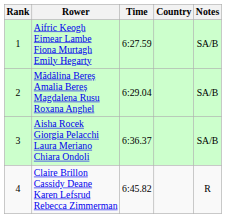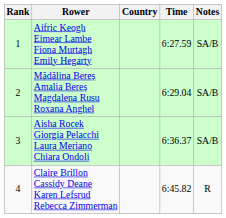columns swapped: (174, 12) <-> (137, 12)
